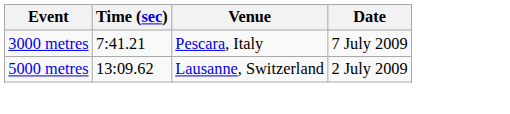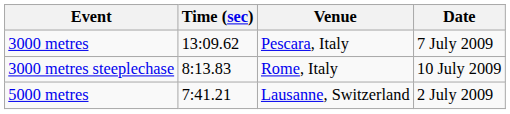(121, 43) 7:41.21 -> (210, 43) 13:09.62
+ row: (91, 69)
(125, 69) 13:09.62 -> (206, 95) 7:41.21
